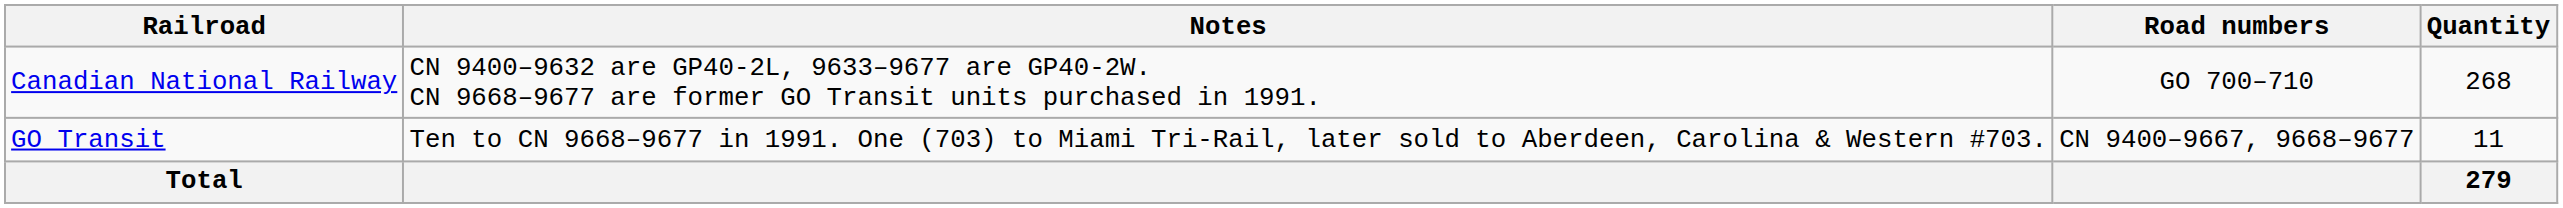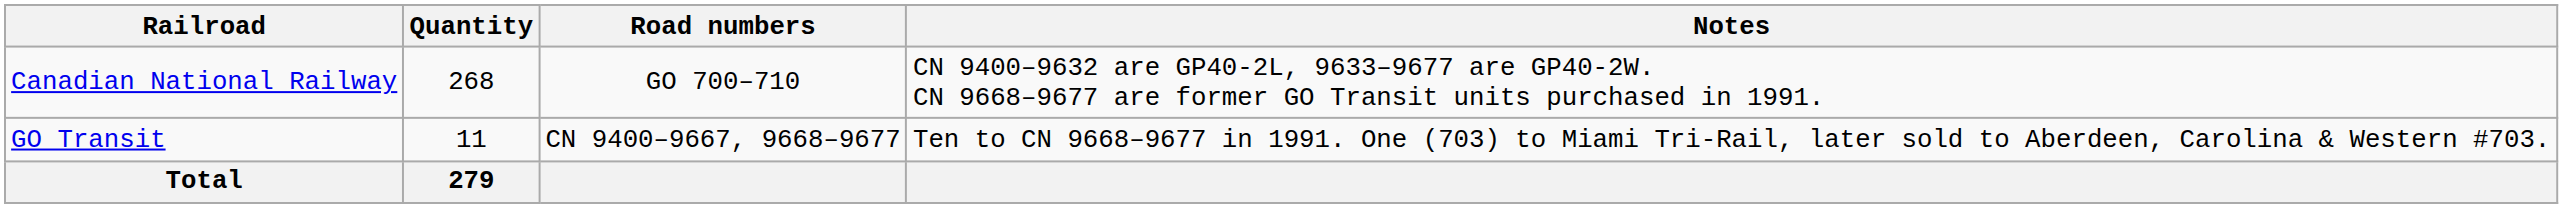columns swapped: (2488, 26) <-> (1228, 26)
